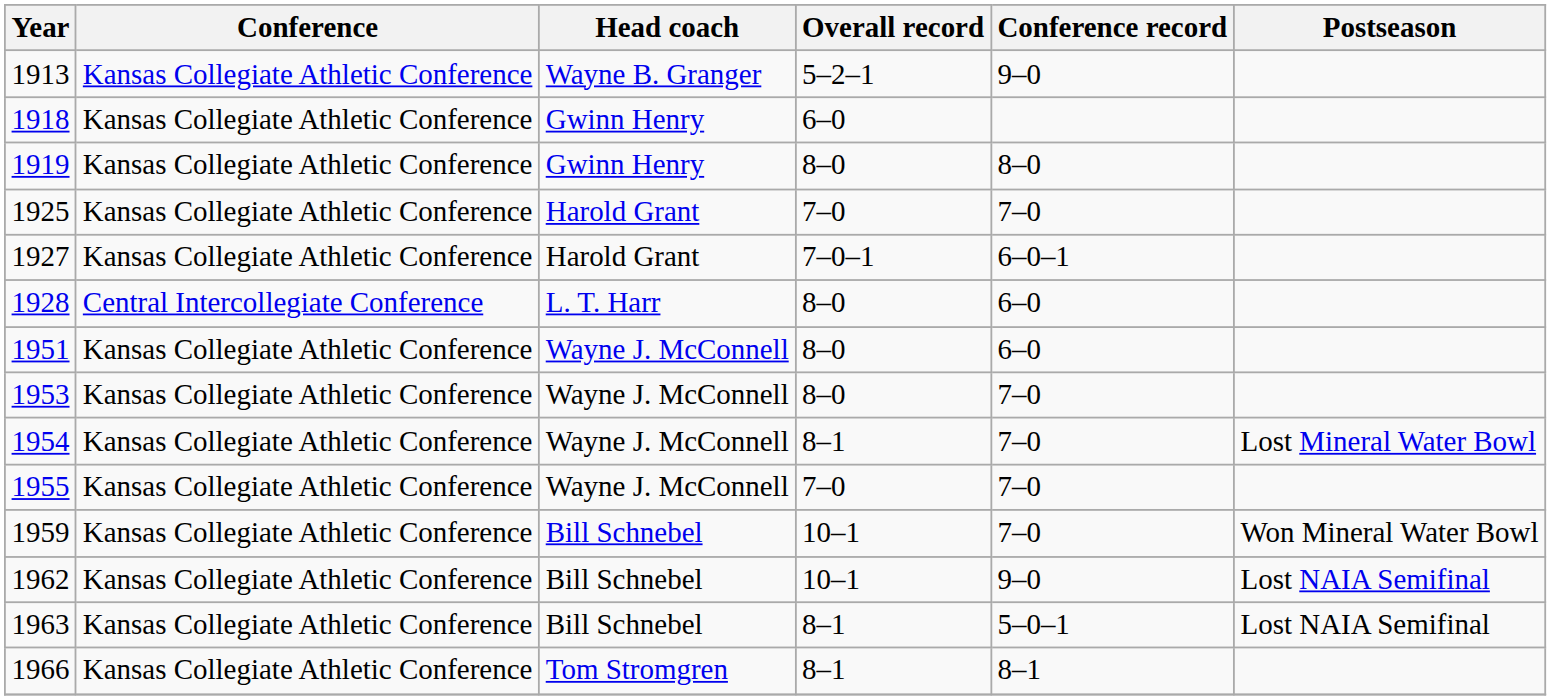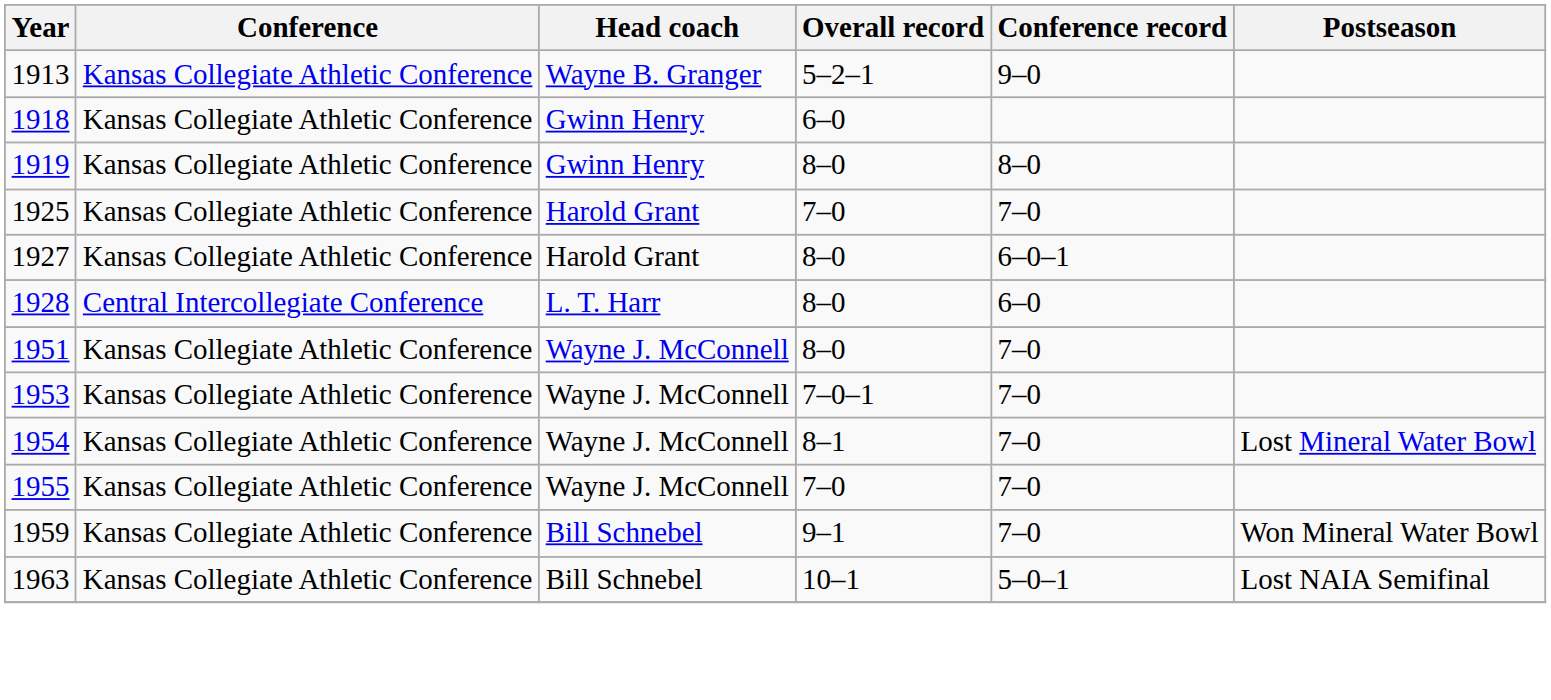(838, 257) 7–0–1 -> (824, 257) 8–0
(1019, 348) 6–0 -> (1019, 348) 7–0
(824, 394) 8–0 -> (838, 394) 7–0–1
(831, 532) 10–1 -> (824, 532) 9–1
- row: (41, 578)
(824, 624) 8–1 -> (831, 578) 10–1
- row: (41, 670)
